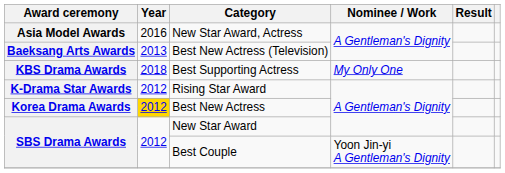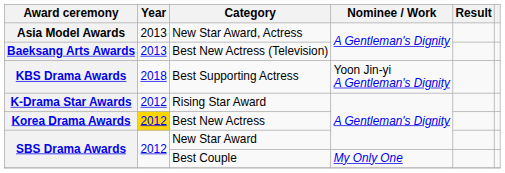(154, 32) 2016 -> (154, 32) 2013
(368, 70) My Only One -> (392, 76) Yoon Jin-yi A Gentleman's Dignity
(392, 151) Yoon Jin-yi A Gentleman's Dignity -> (368, 158) My Only One
